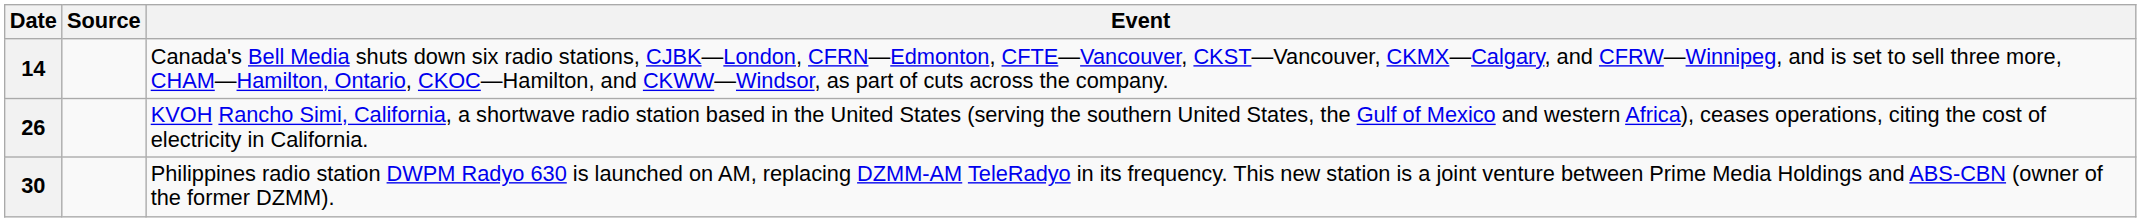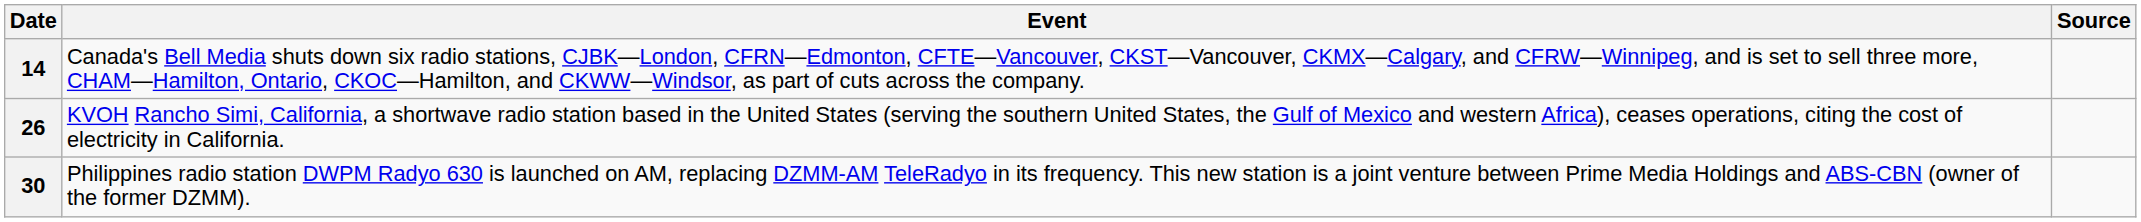columns swapped: (1141, 21) <-> (104, 21)
